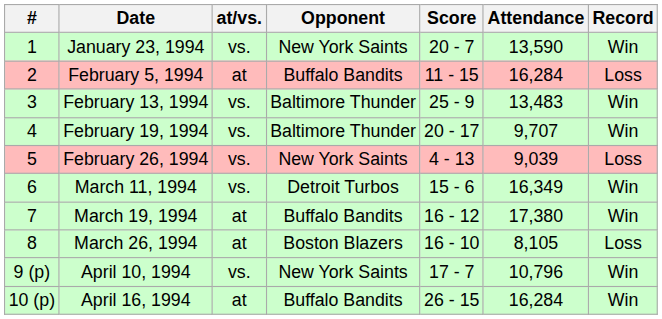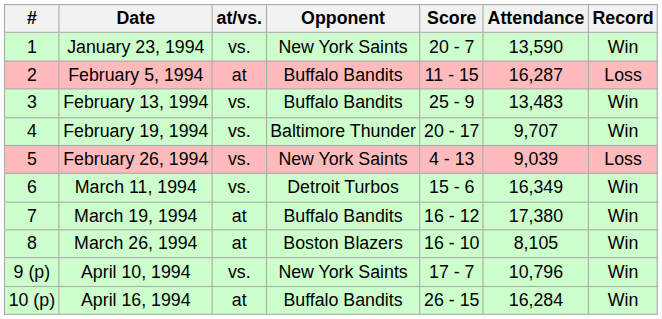(536, 74) 16,284 -> (536, 74) 16,287
(343, 103) Baltimore Thunder -> (343, 103) Buffalo Bandits
(623, 243) Loss -> (623, 243) Win
